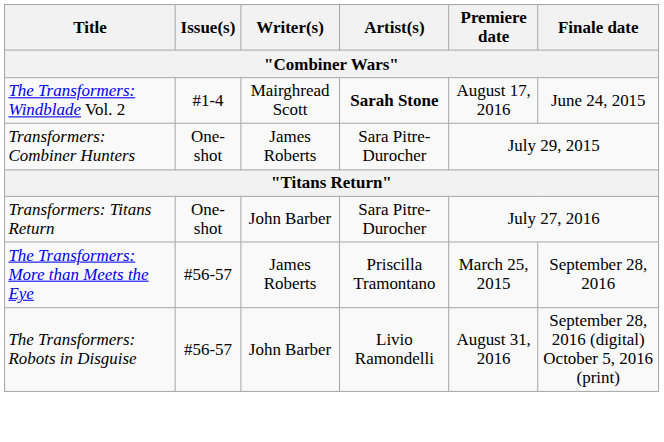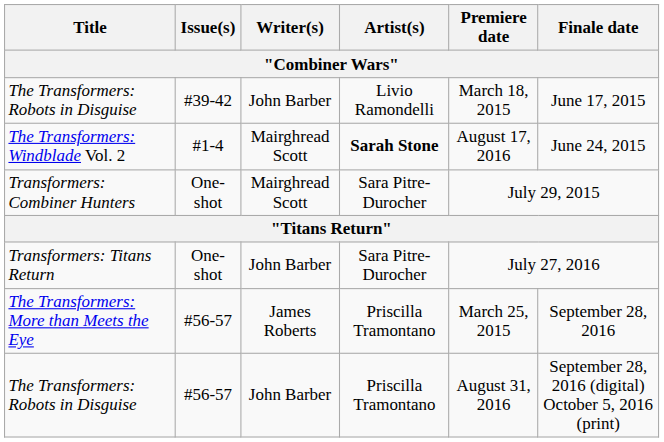+ row: (73, 100)
(290, 146) James Roberts -> (290, 192) Mairghread Scott
(394, 349) Livio Ramondelli -> (394, 395) Priscilla Tramontano
